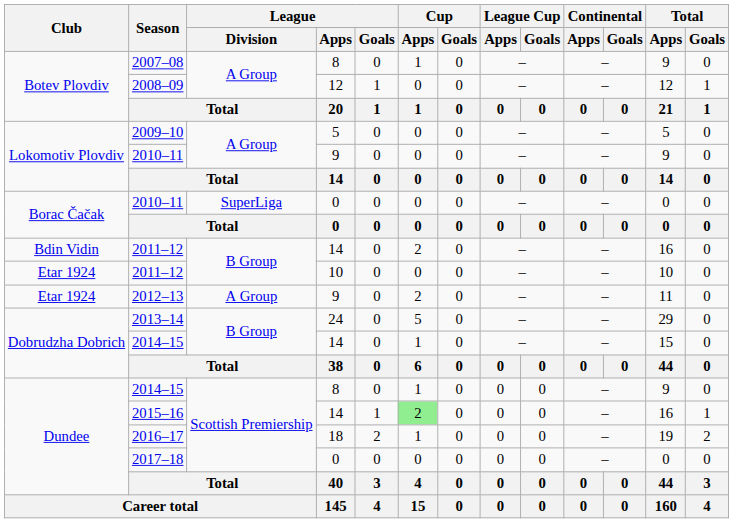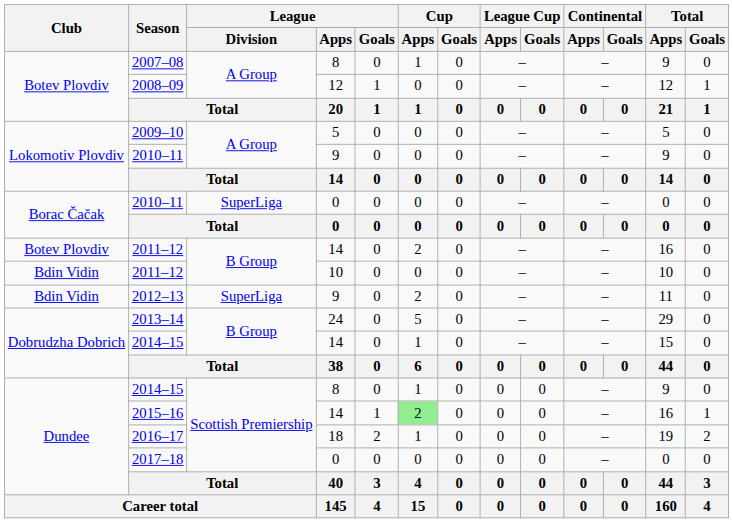(67, 249) Bdin Vidin -> (67, 249) Botev Plovdiv
(67, 272) Etar 1924 -> (67, 272) Bdin Vidin
(67, 296) Etar 1924 -> (67, 296) Bdin Vidin
(251, 296) А Group -> (251, 296) SuperLiga
